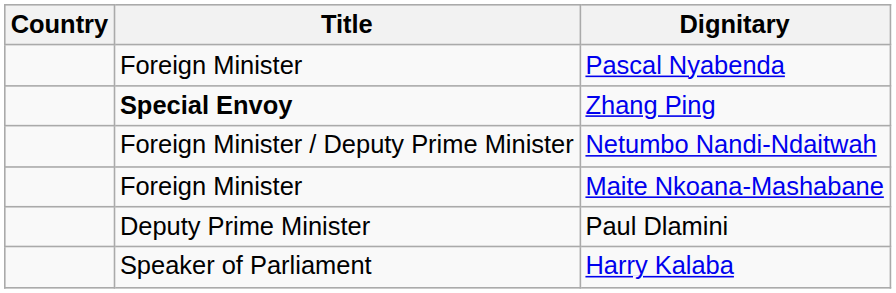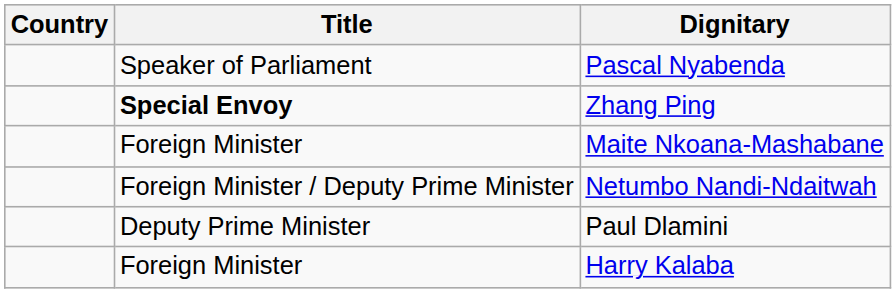(211, 65) Foreign Minister -> (246, 65) Speaker of Parliament
rows swapped: (731, 145) <-> (735, 186)
(246, 266) Speaker of Parliament -> (211, 266) Foreign Minister
